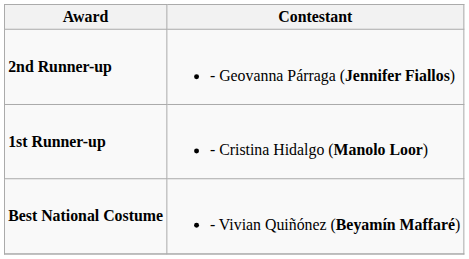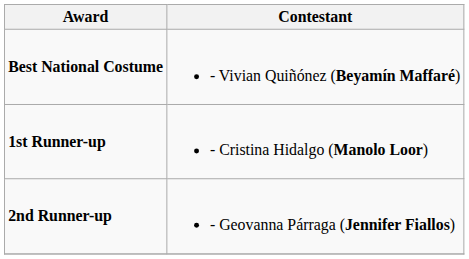rows swapped: (86, 216) <-> (60, 66)
